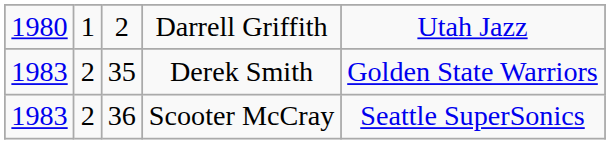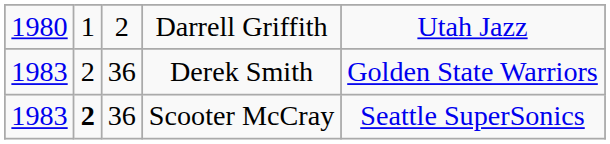(122, 71) 35 -> (122, 71) 36
(88, 116) normal -> (88, 116) bold
